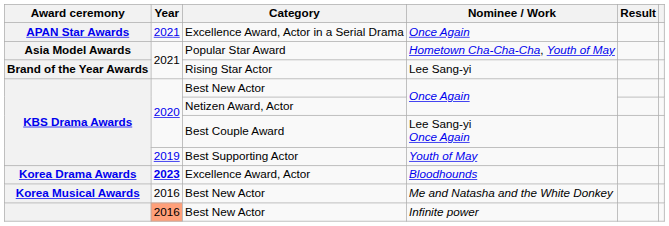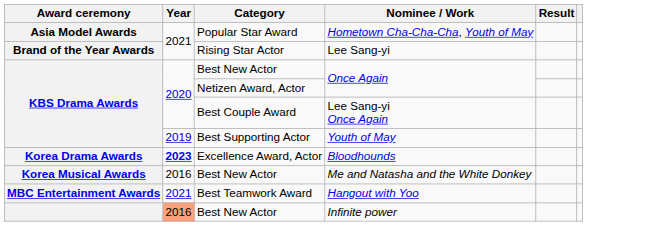- row: (294, 32)
+ row: (255, 193)
